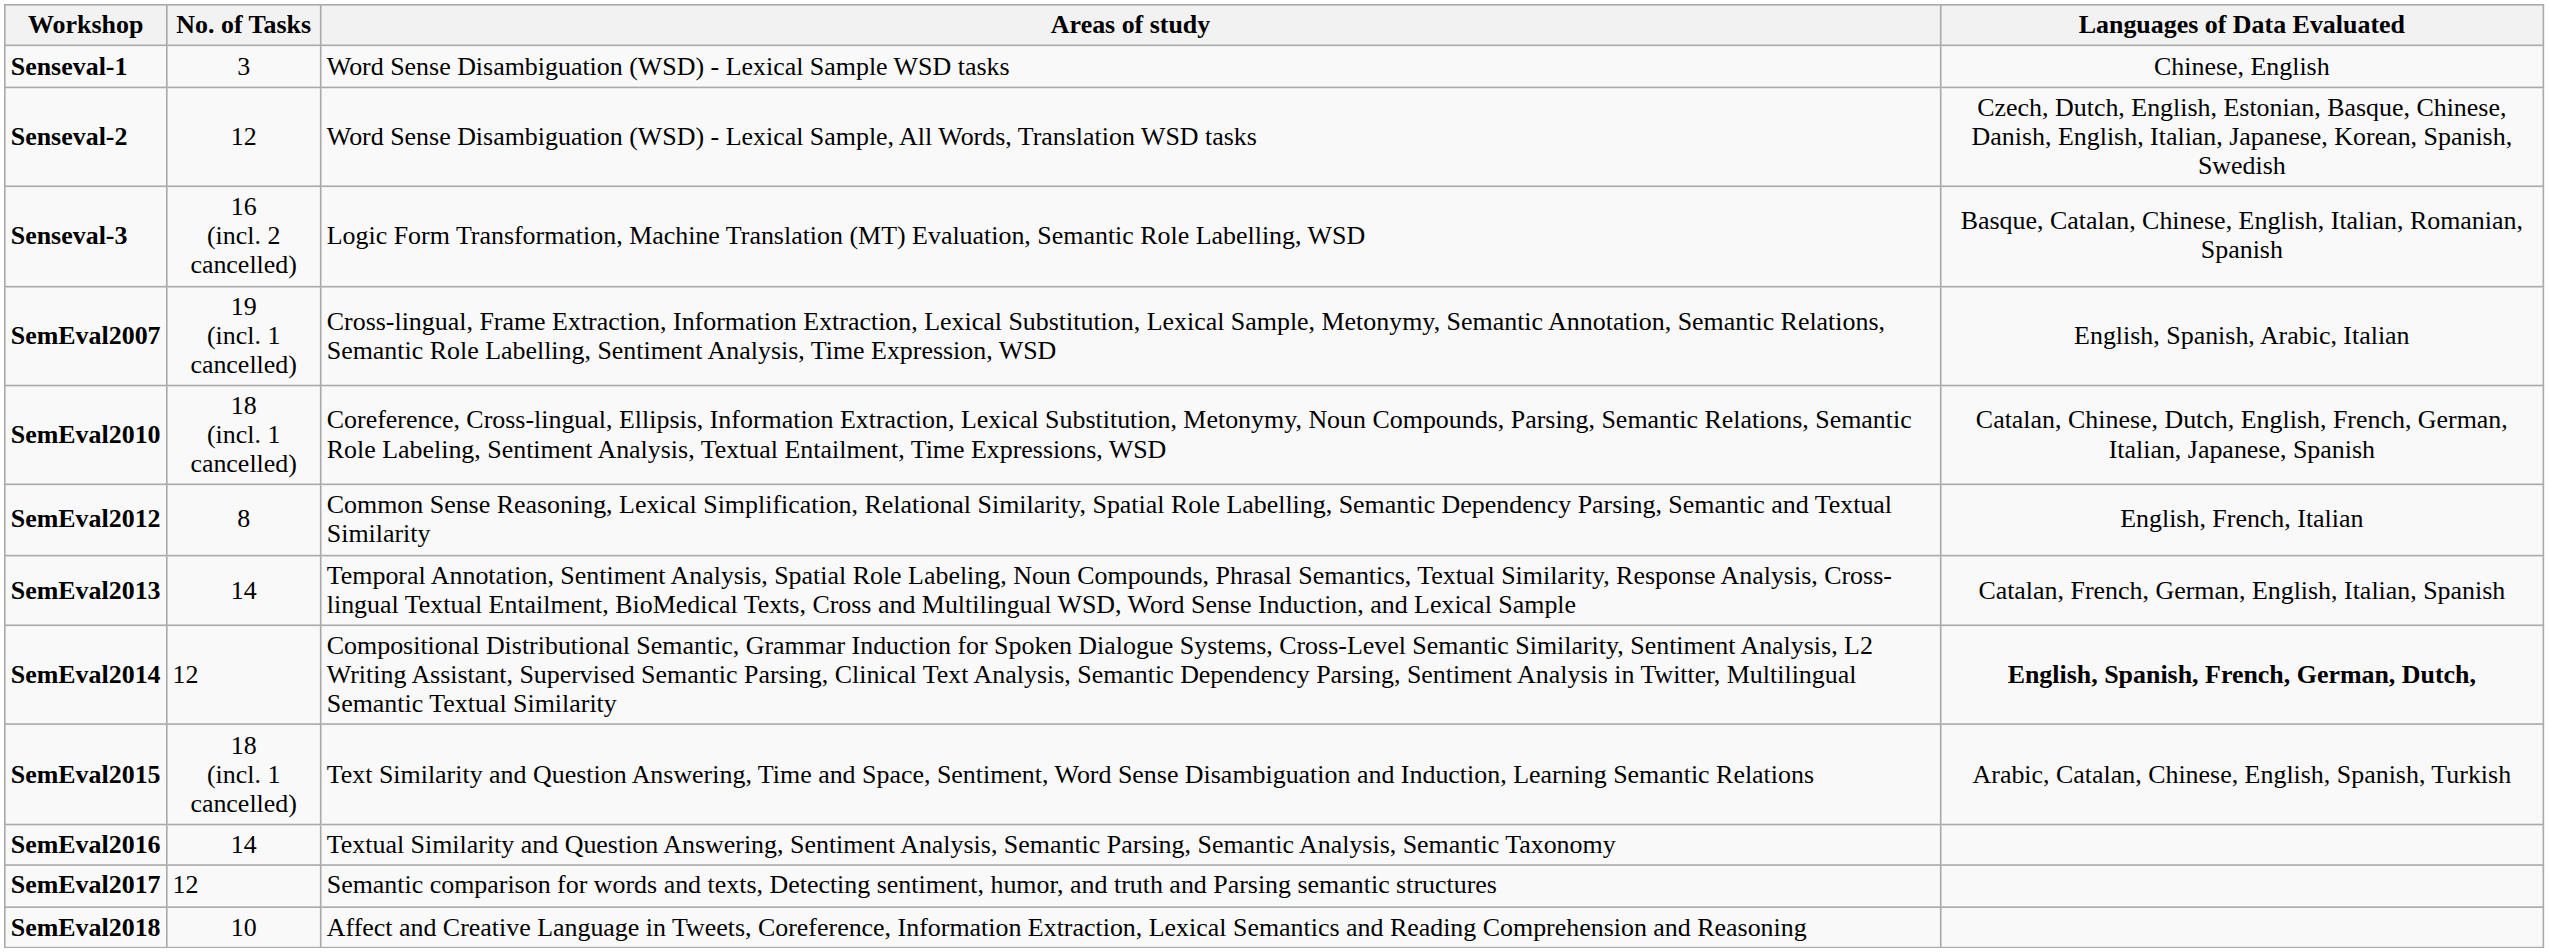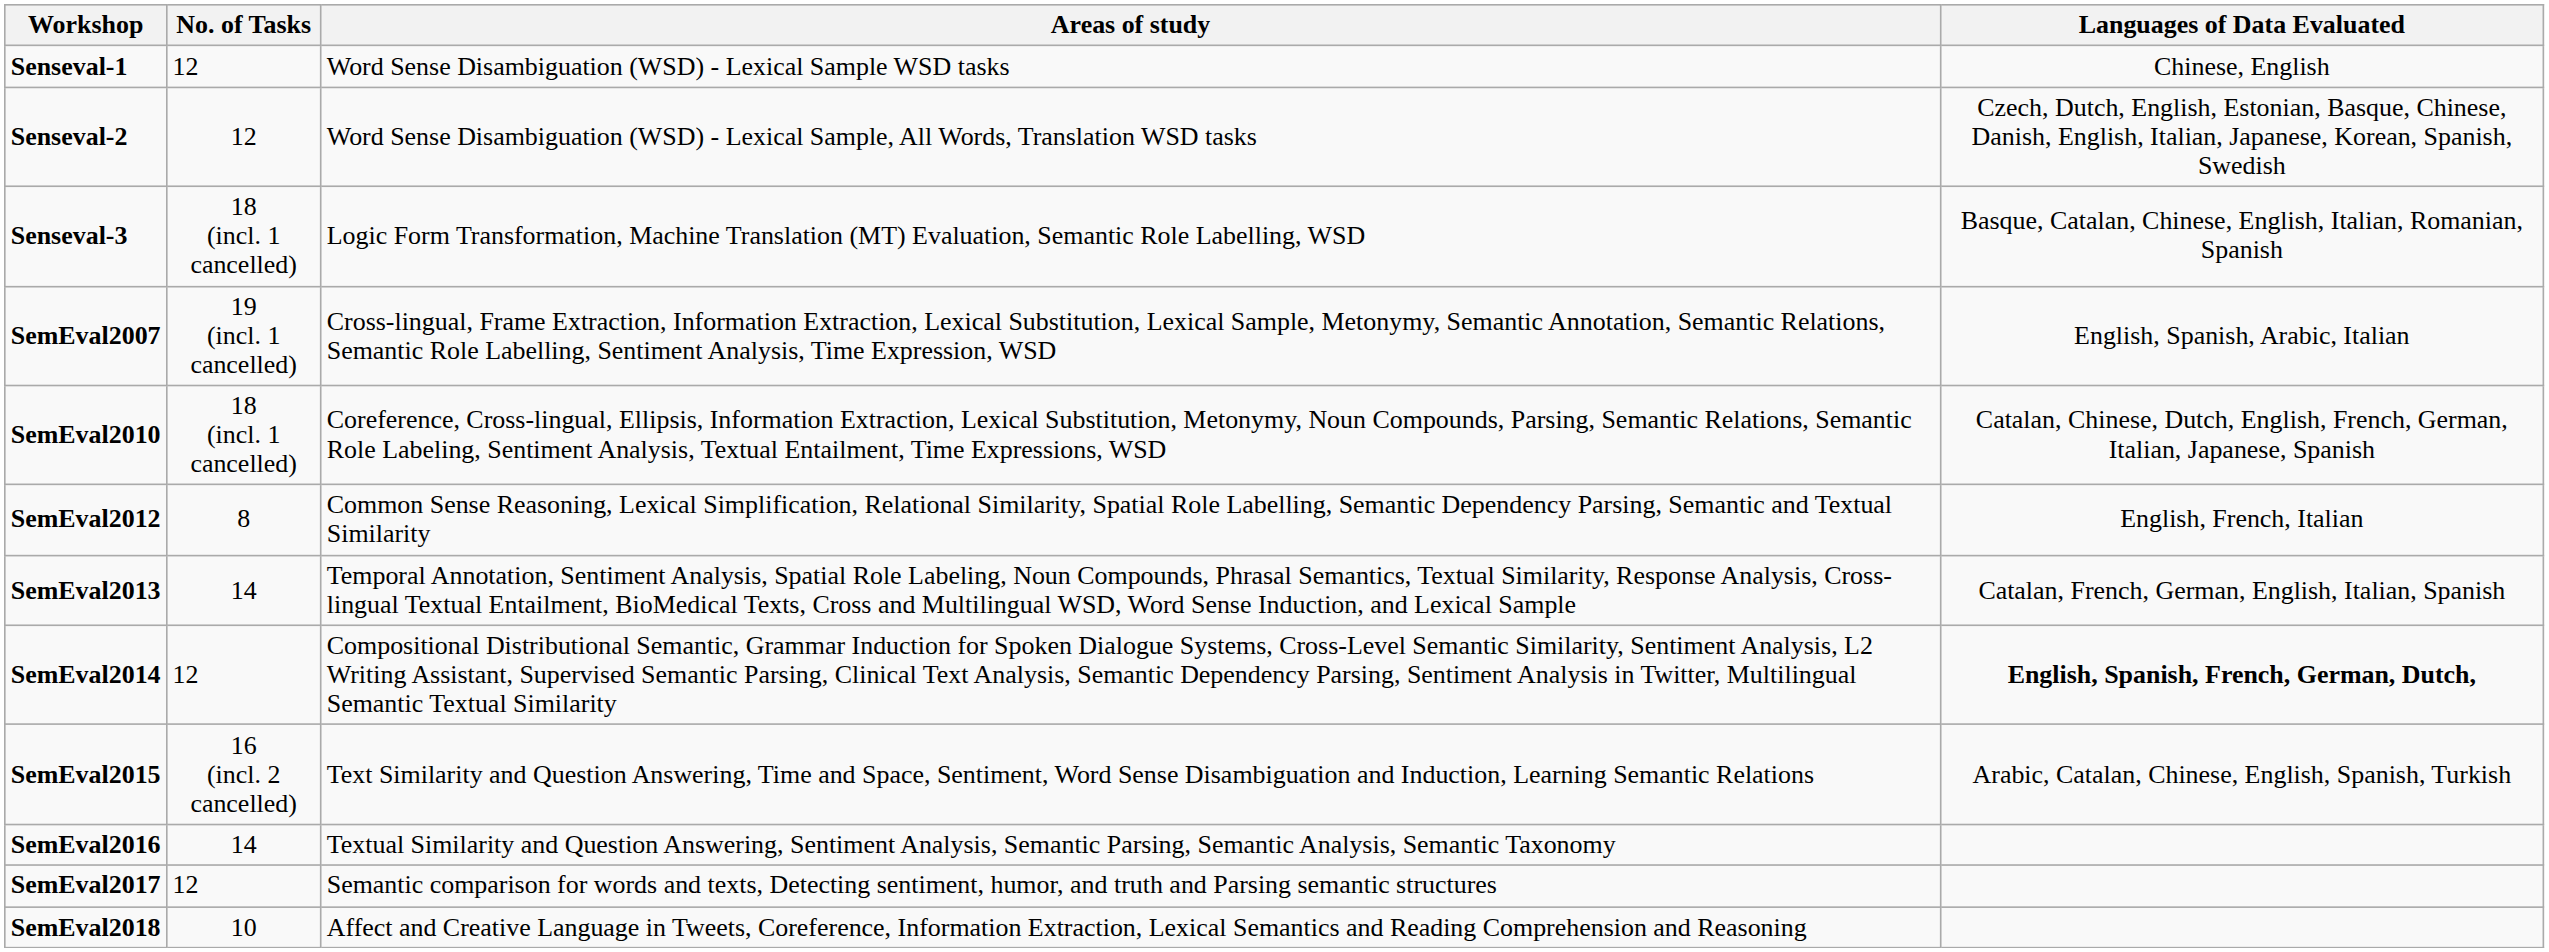(244, 66) 3 -> (185, 66) 12
(244, 235) 16 (incl. 2 cancelled) -> (244, 235) 18 (incl. 1 cancelled)
(244, 774) 18 (incl. 1 cancelled) -> (244, 774) 16 (incl. 2 cancelled)
